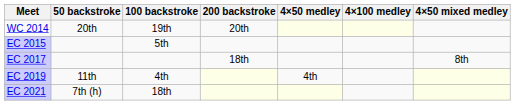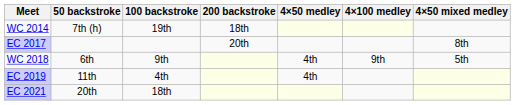(87, 28) 20th -> (87, 28) 7th (h)
(239, 28) 20th -> (239, 28) 18th
- row: (26, 44)
(239, 60) 18th -> (239, 44) 20th
+ row: (28, 60)
(87, 92) 7th (h) -> (87, 92) 20th
